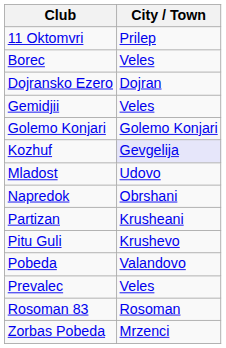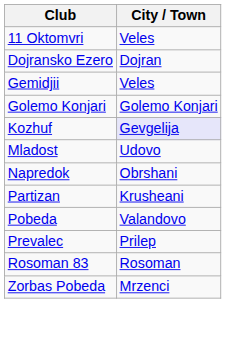(138, 38) Prilep -> (137, 38) Veles
- row: (26, 60)
- row: (35, 241)
(137, 286) Veles -> (138, 241) Prilep
